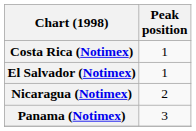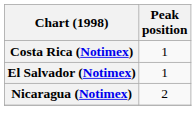- row: (72, 115)
